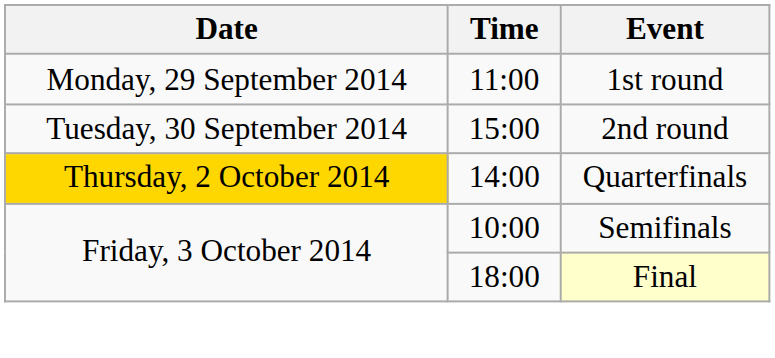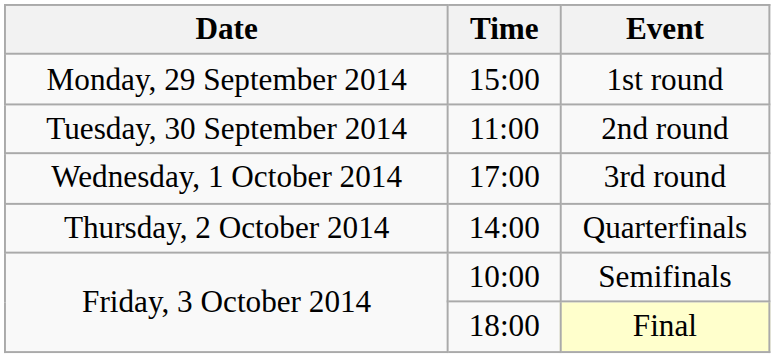(504, 78) 11:00 -> (504, 78) 15:00
(504, 128) 15:00 -> (504, 128) 11:00
+ row: (665, 177)
(227, 177) gold background -> (227, 227) no background
